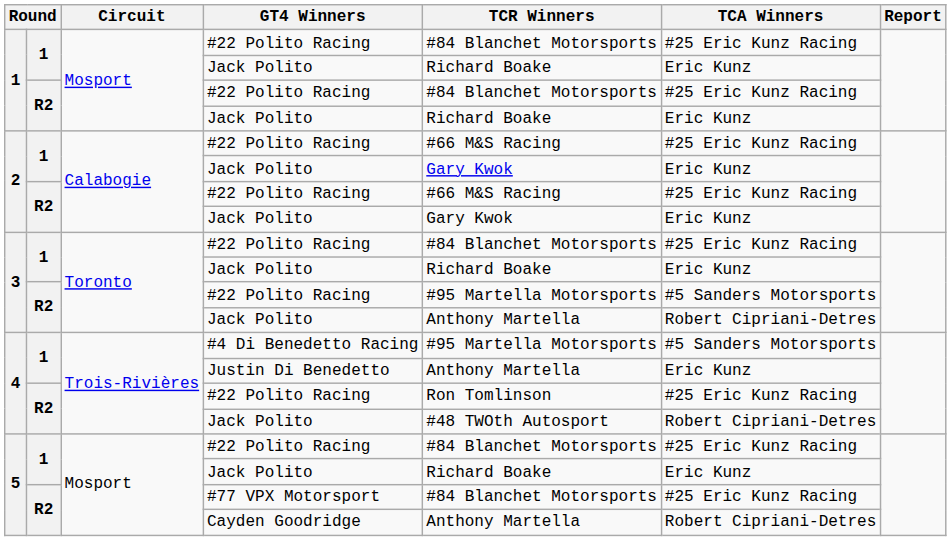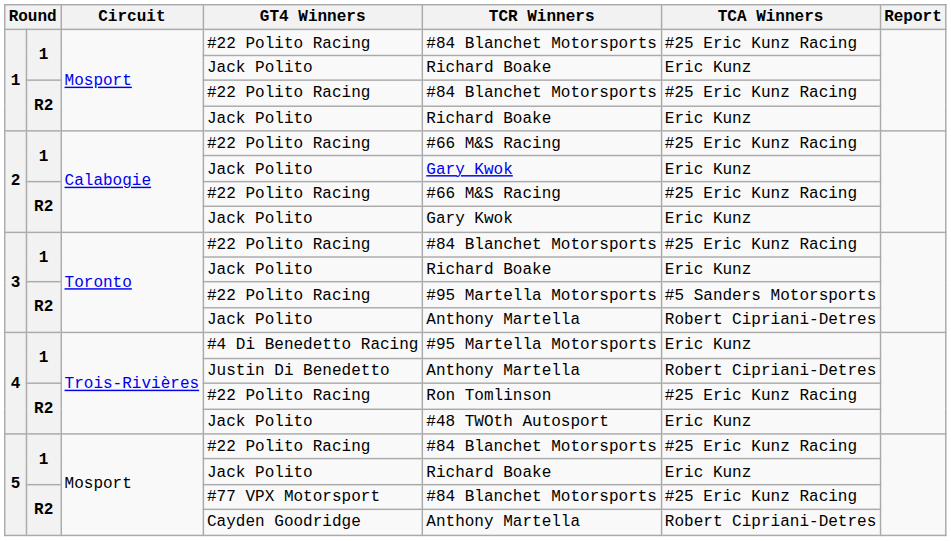(771, 345) #5 Sanders Motorsports -> (708, 345) Eric Kunz
(708, 371) Eric Kunz -> (771, 371) Robert Cipriani-Detres
(771, 421) Robert Cipriani-Detres -> (708, 421) Eric Kunz
